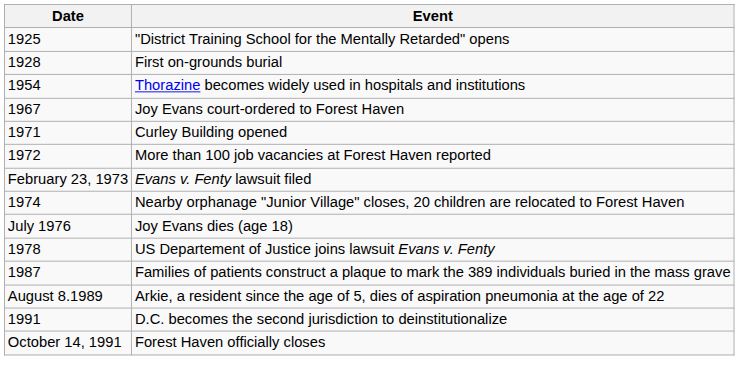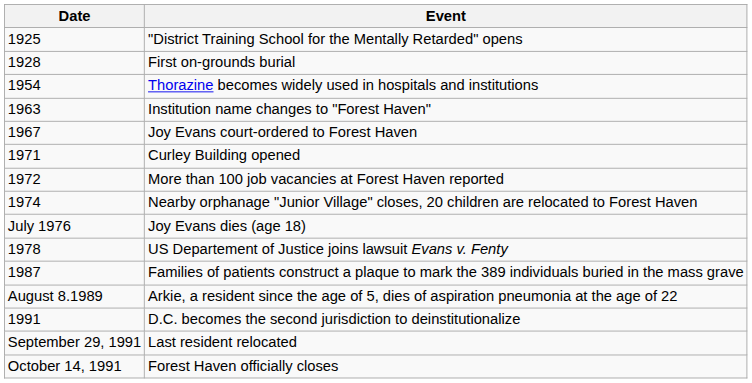+ row: (290, 109)
- row: (223, 179)
+ row: (222, 343)
